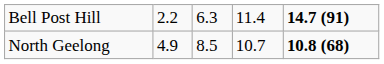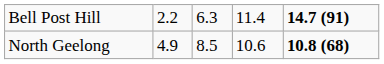(251, 44) 10.7 -> (251, 44) 10.6
